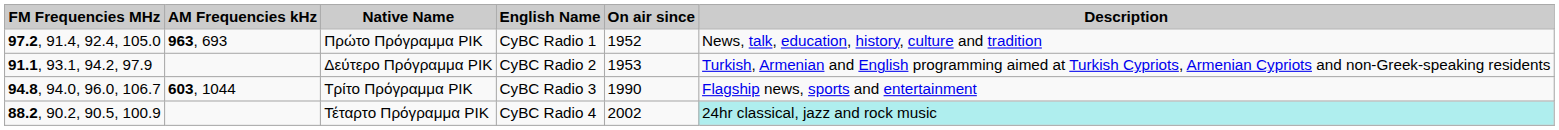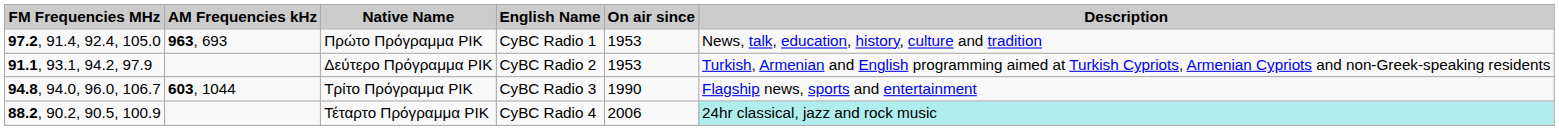(625, 41) 1952 -> (625, 41) 1953
(625, 113) 2002 -> (625, 113) 2006
